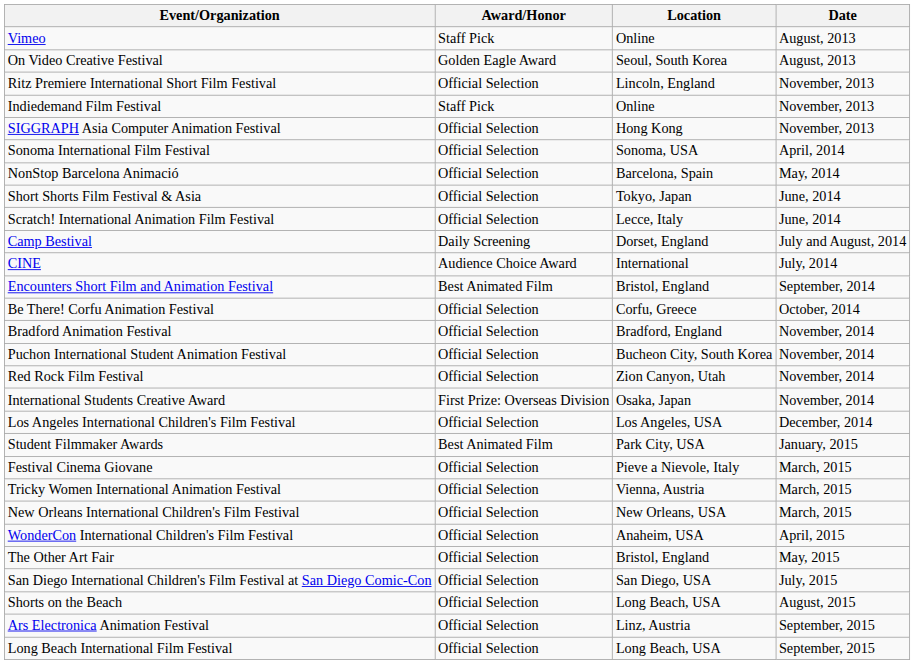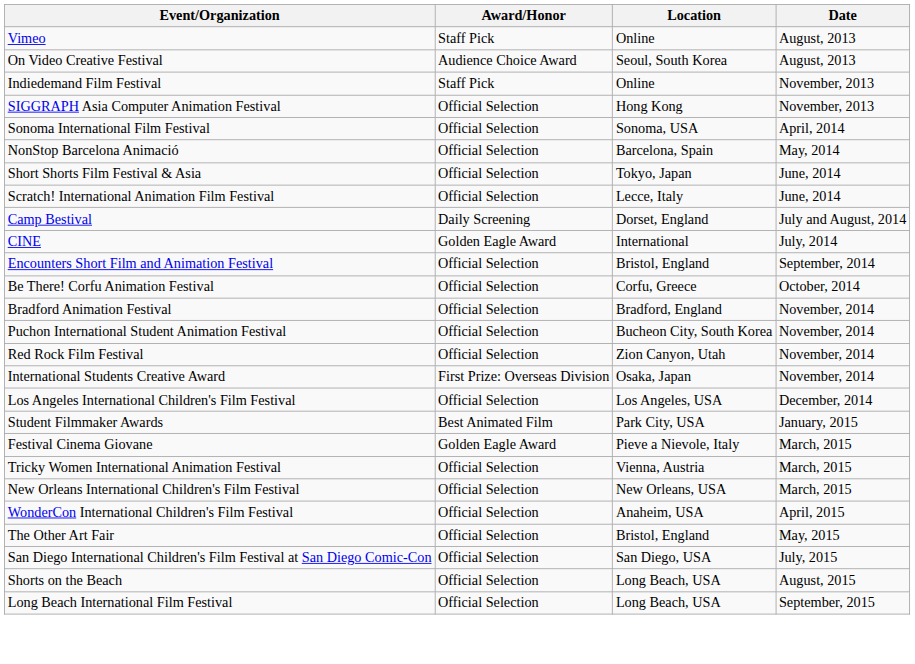(497, 60) Golden Eagle Award -> (507, 60) Audience Choice Award
- row: (142, 83)
(507, 264) Audience Choice Award -> (497, 241) Golden Eagle Award
(495, 286) Best Animated Film -> (488, 264) Official Selection
(488, 467) Official Selection -> (497, 444) Golden Eagle Award
- row: (108, 625)
